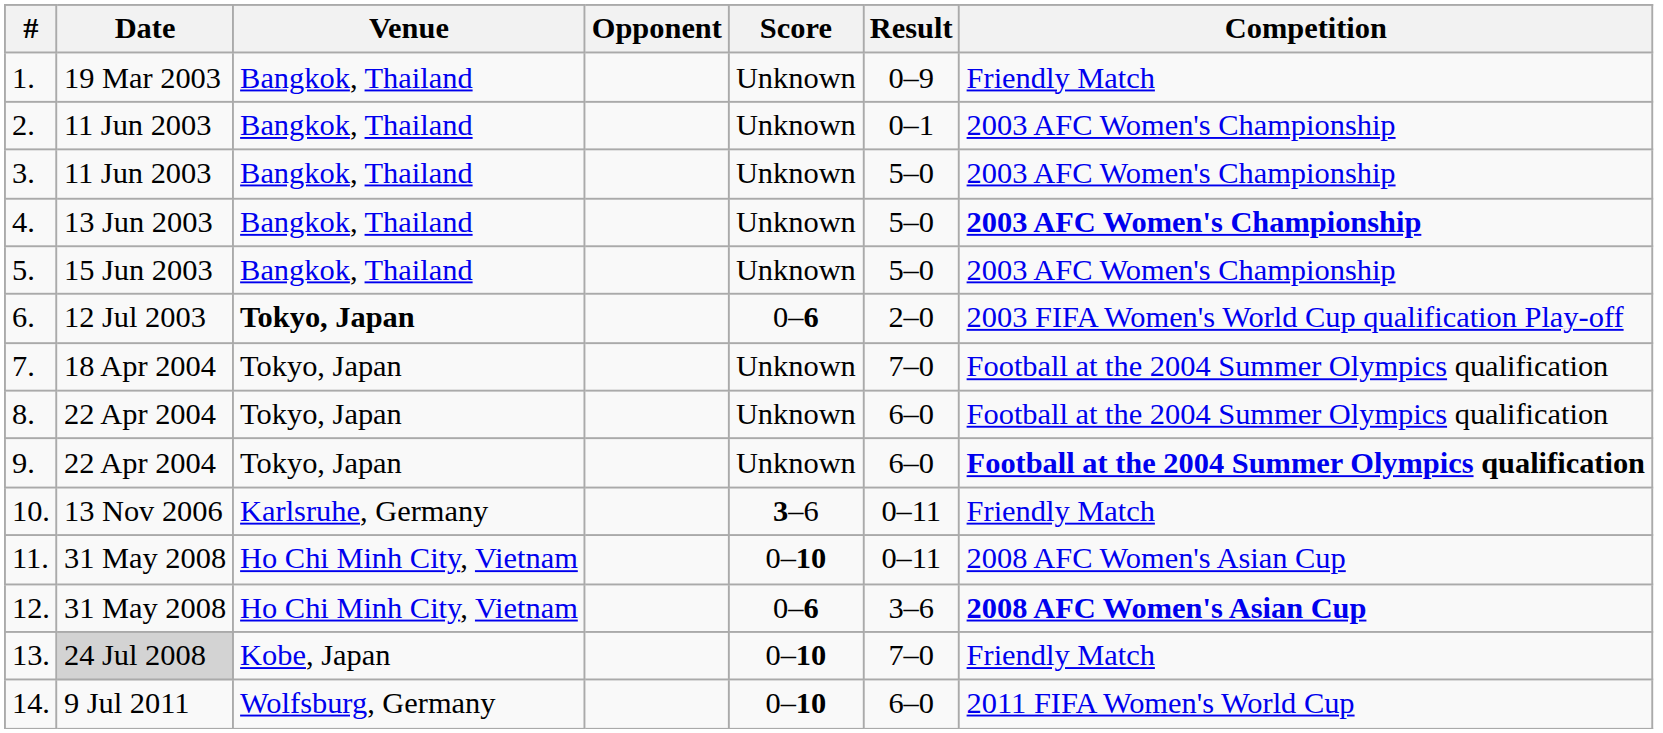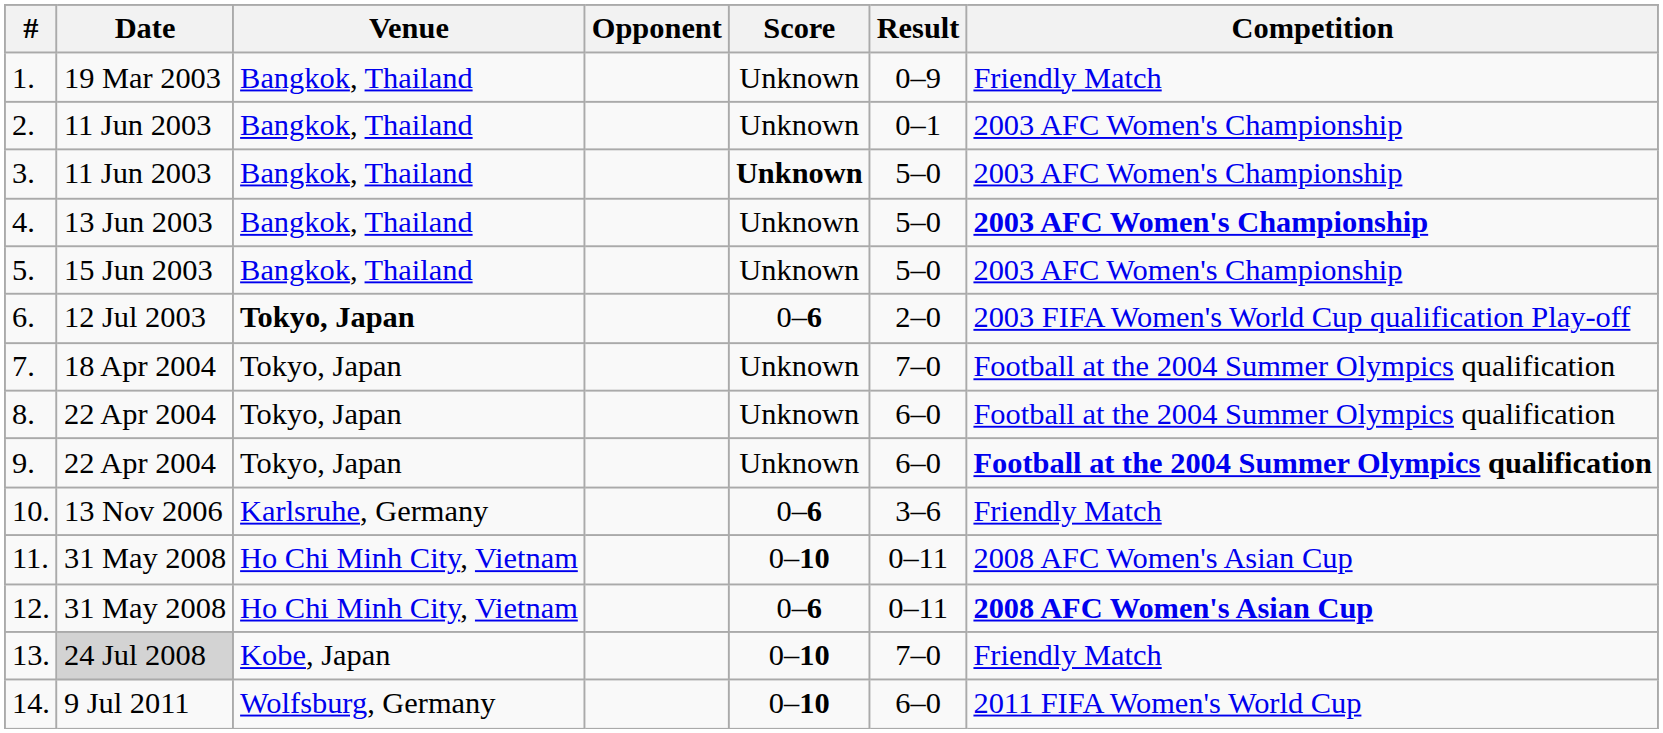(796, 173) normal -> (799, 173) bold
(796, 510) 3–6 -> (799, 510) 0–6
(911, 510) 0–11 -> (918, 510) 3–6
(911, 607) 3–6 -> (918, 607) 0–11
